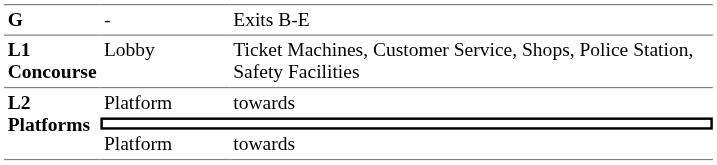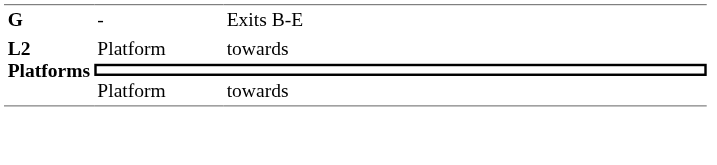- row: (129, 50)
